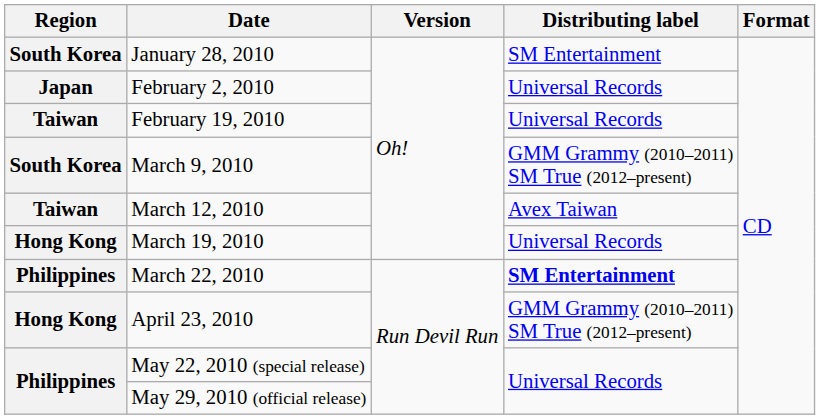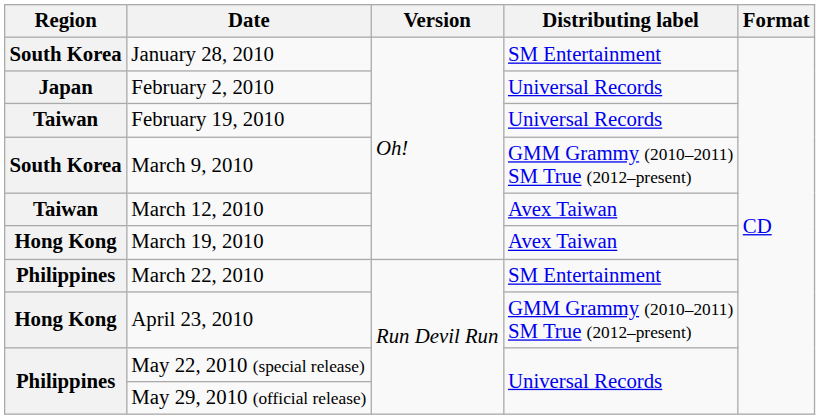(585, 242) Universal Records -> (563, 242) Avex Taiwan
(591, 275) bold -> (585, 275) normal
